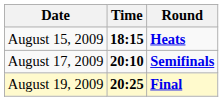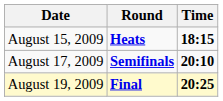columns swapped: (127, 15) <-> (182, 15)
